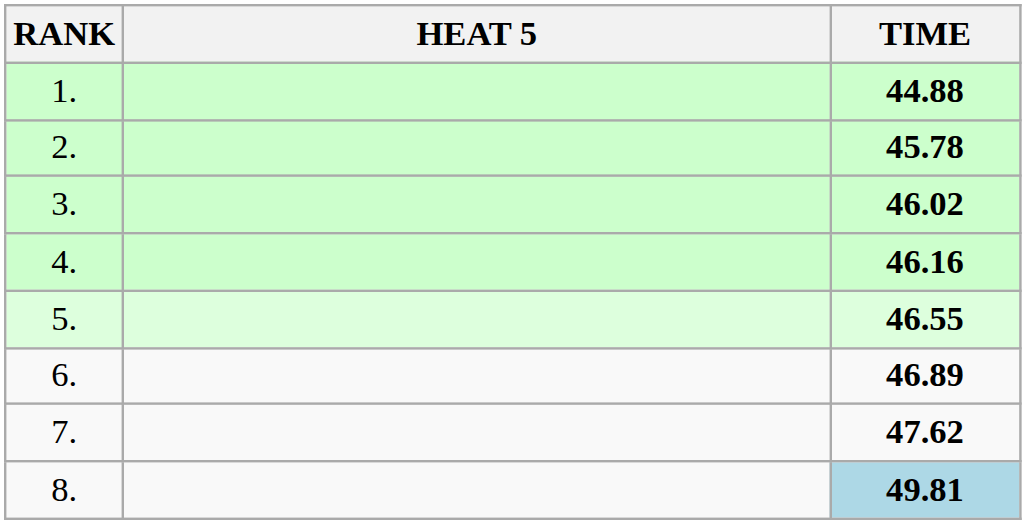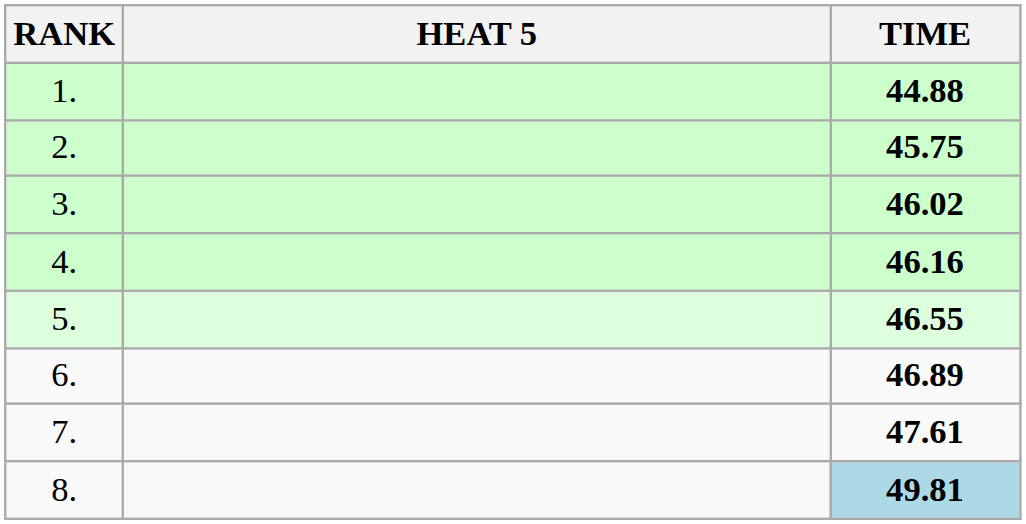(925, 147) 45.78 -> (925, 147) 45.75
(925, 432) 47.62 -> (925, 432) 47.61
